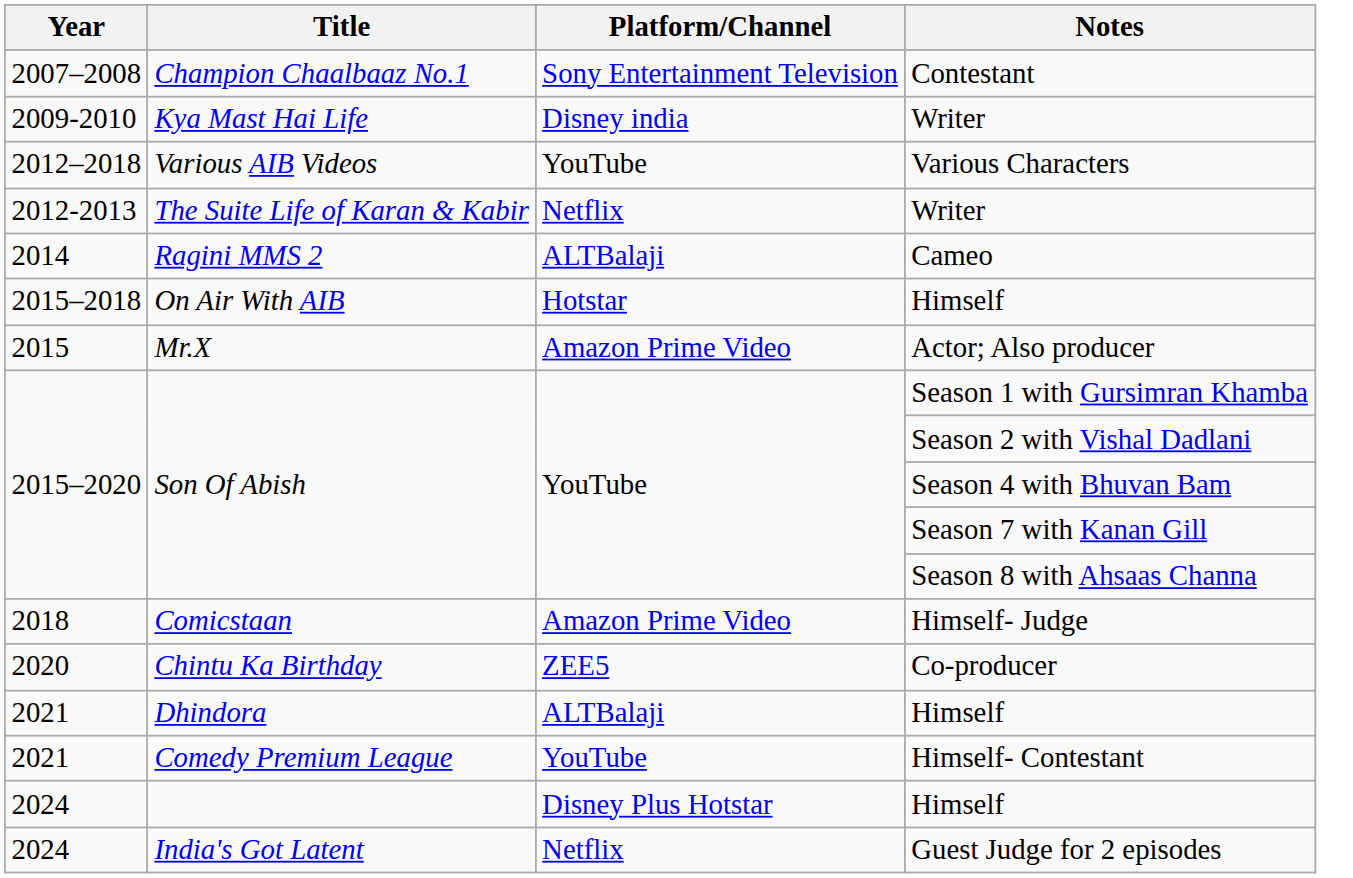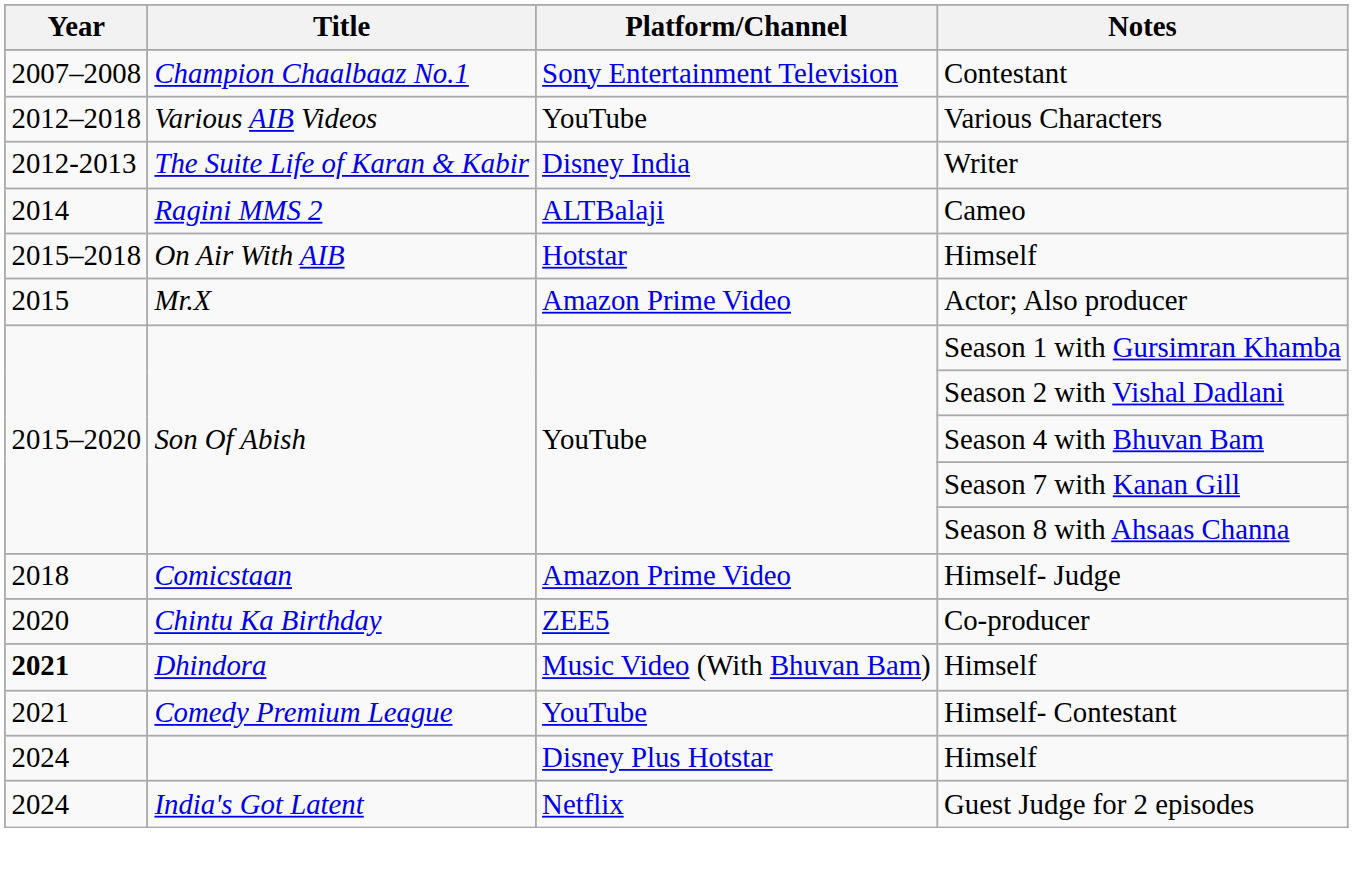- row: (261, 118)
(583, 210) Netflix -> (616, 164) Disney India
(40, 712) normal -> (40, 666) bold
(603, 712) ALTBalaji -> (736, 666) Music Video (With Bhuvan Bam)
